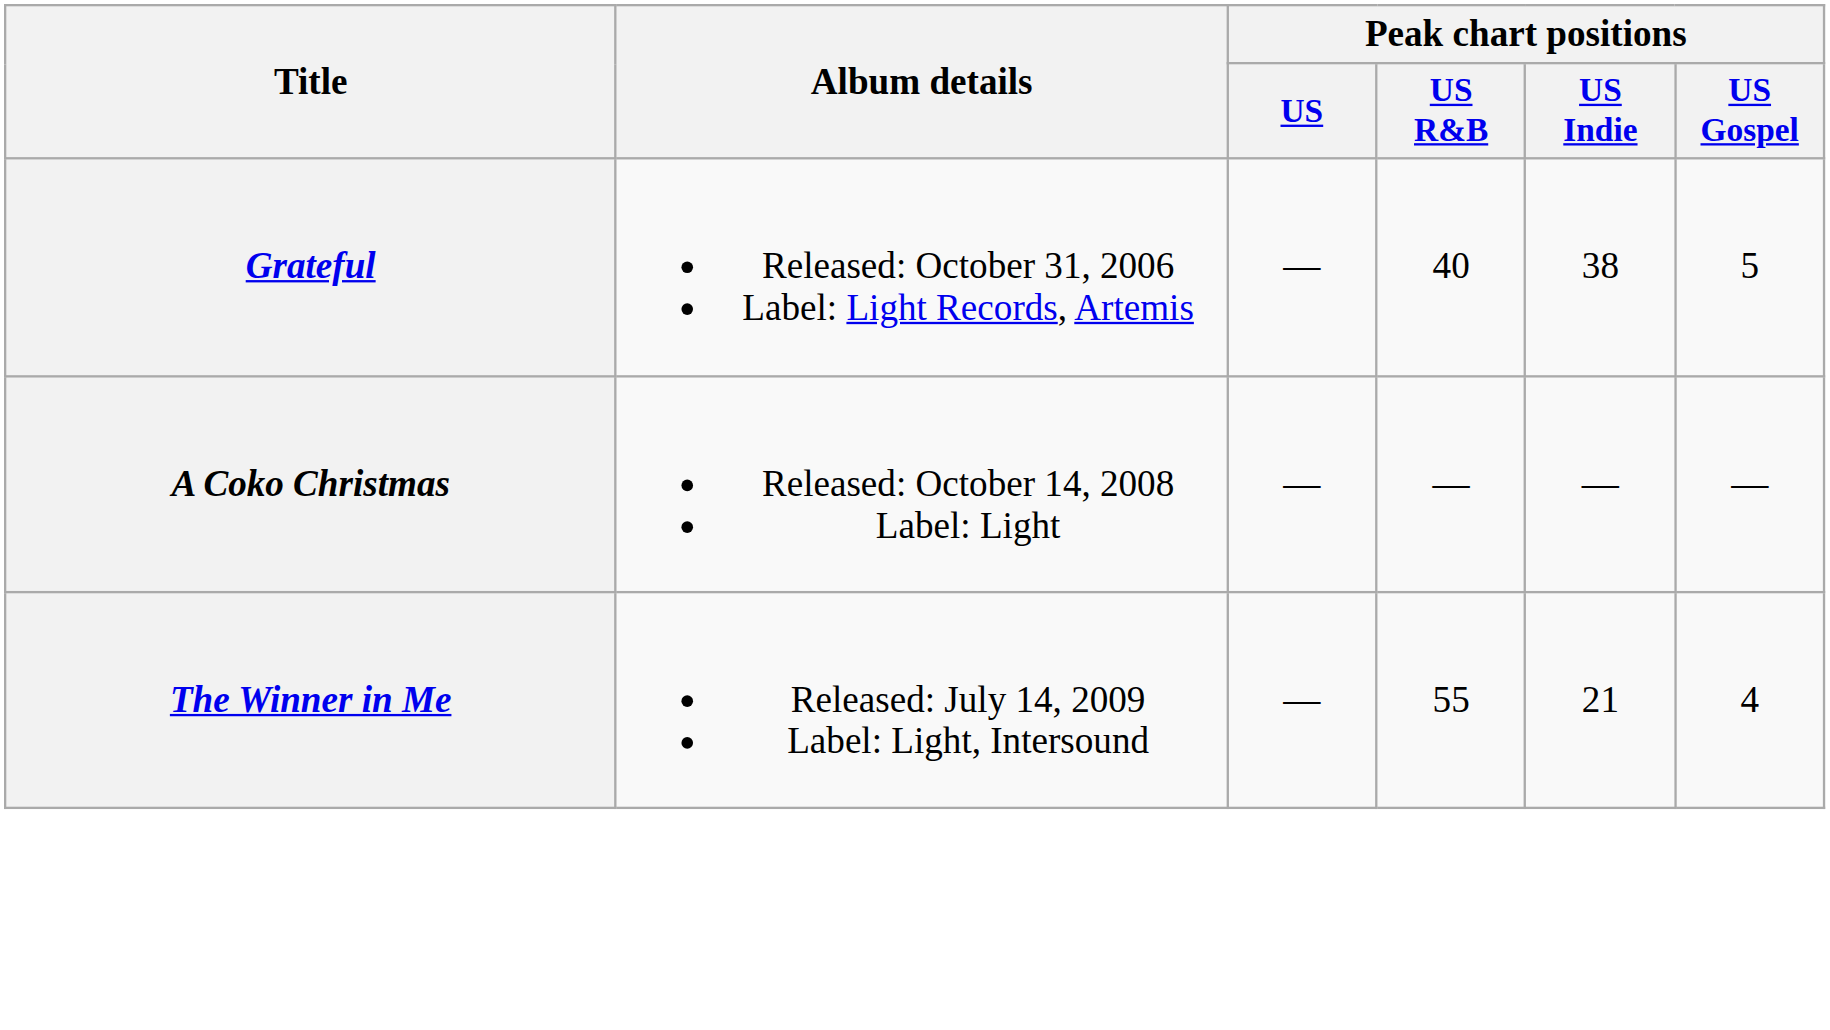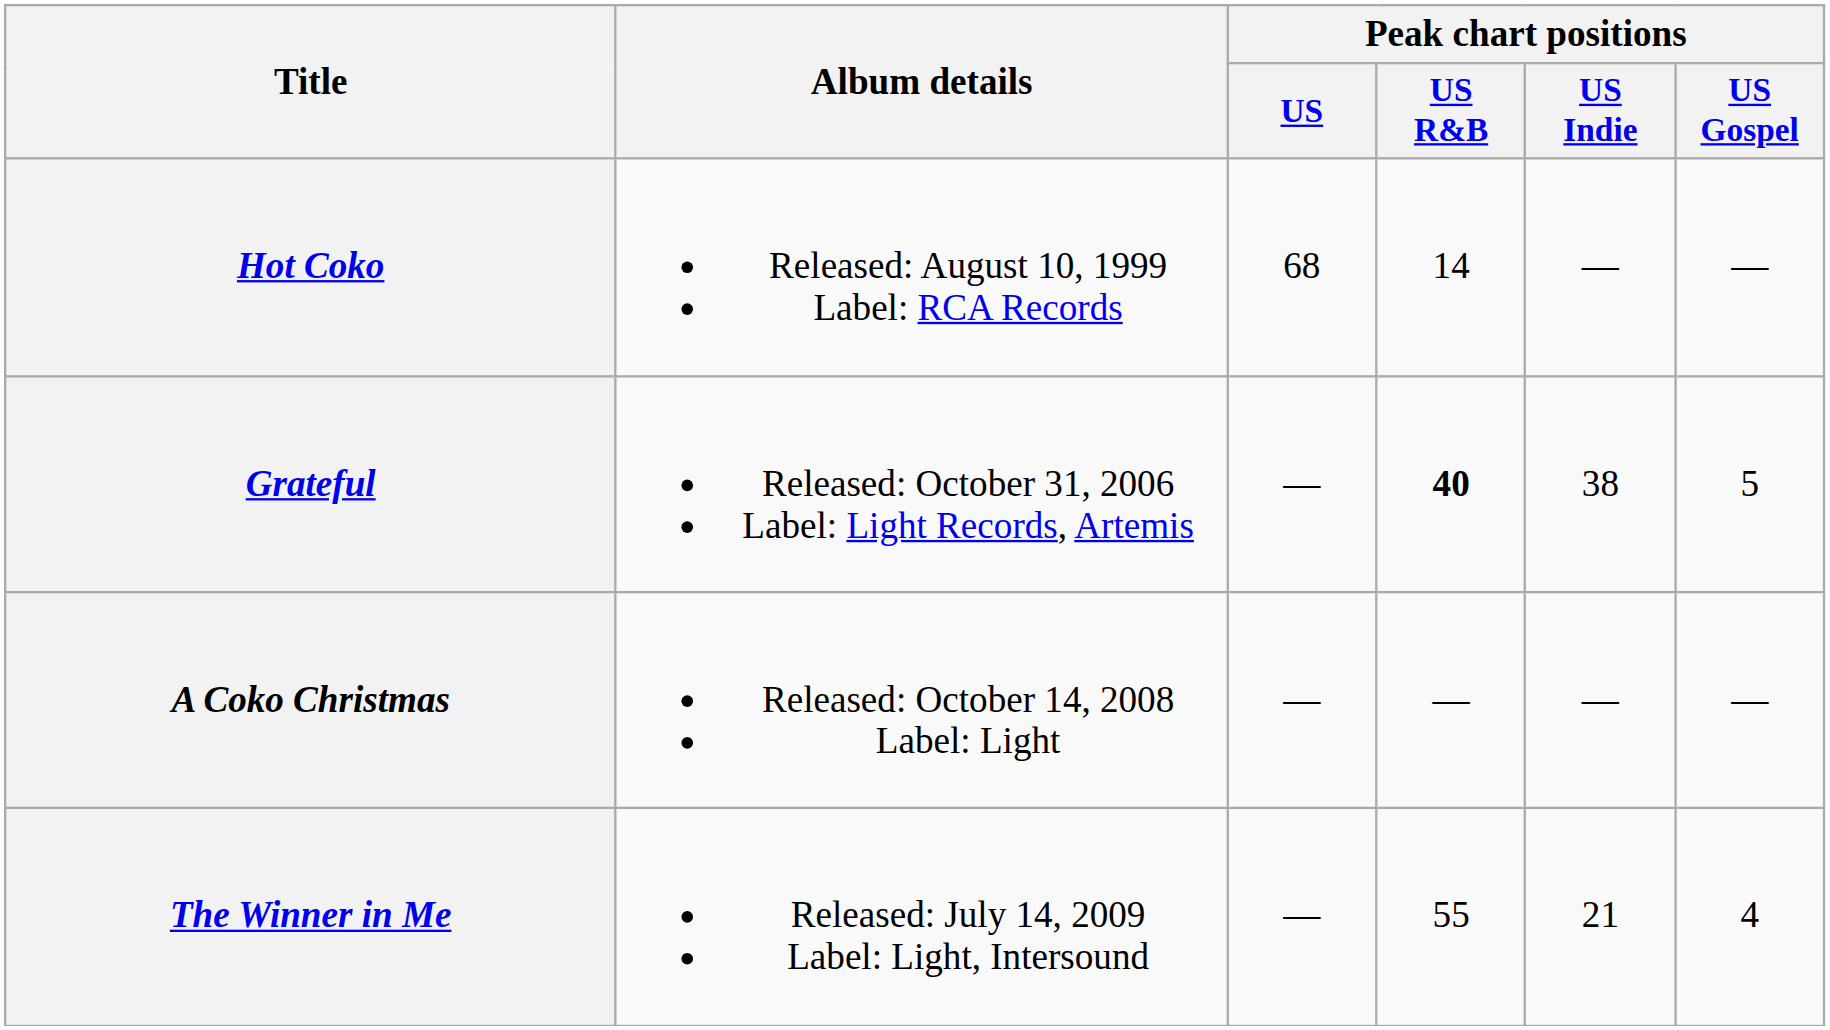+ row: (311, 266)
(1451, 266) normal -> (1451, 482) bold
